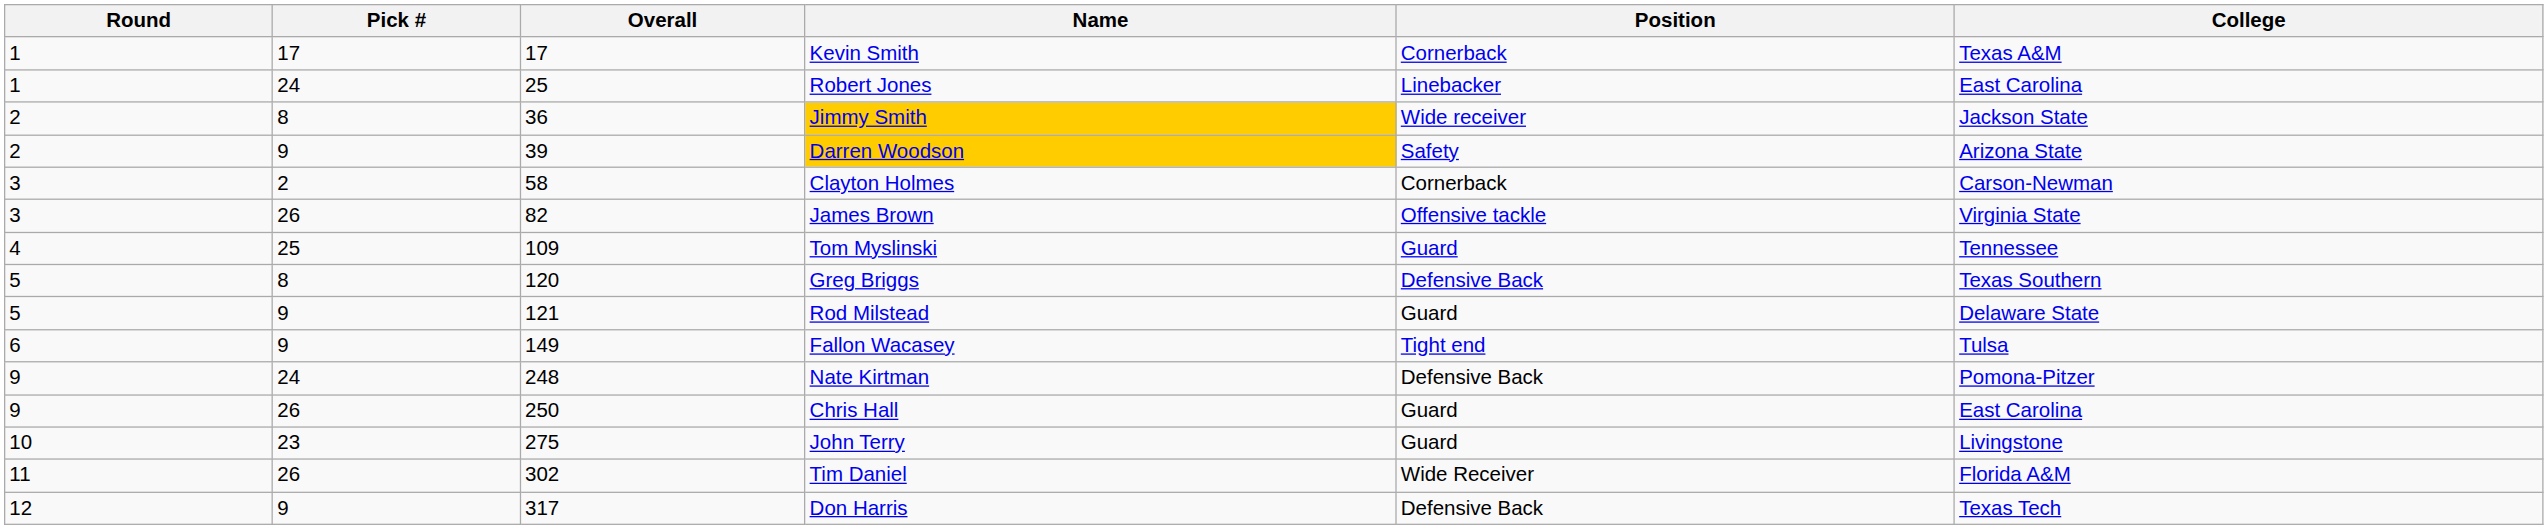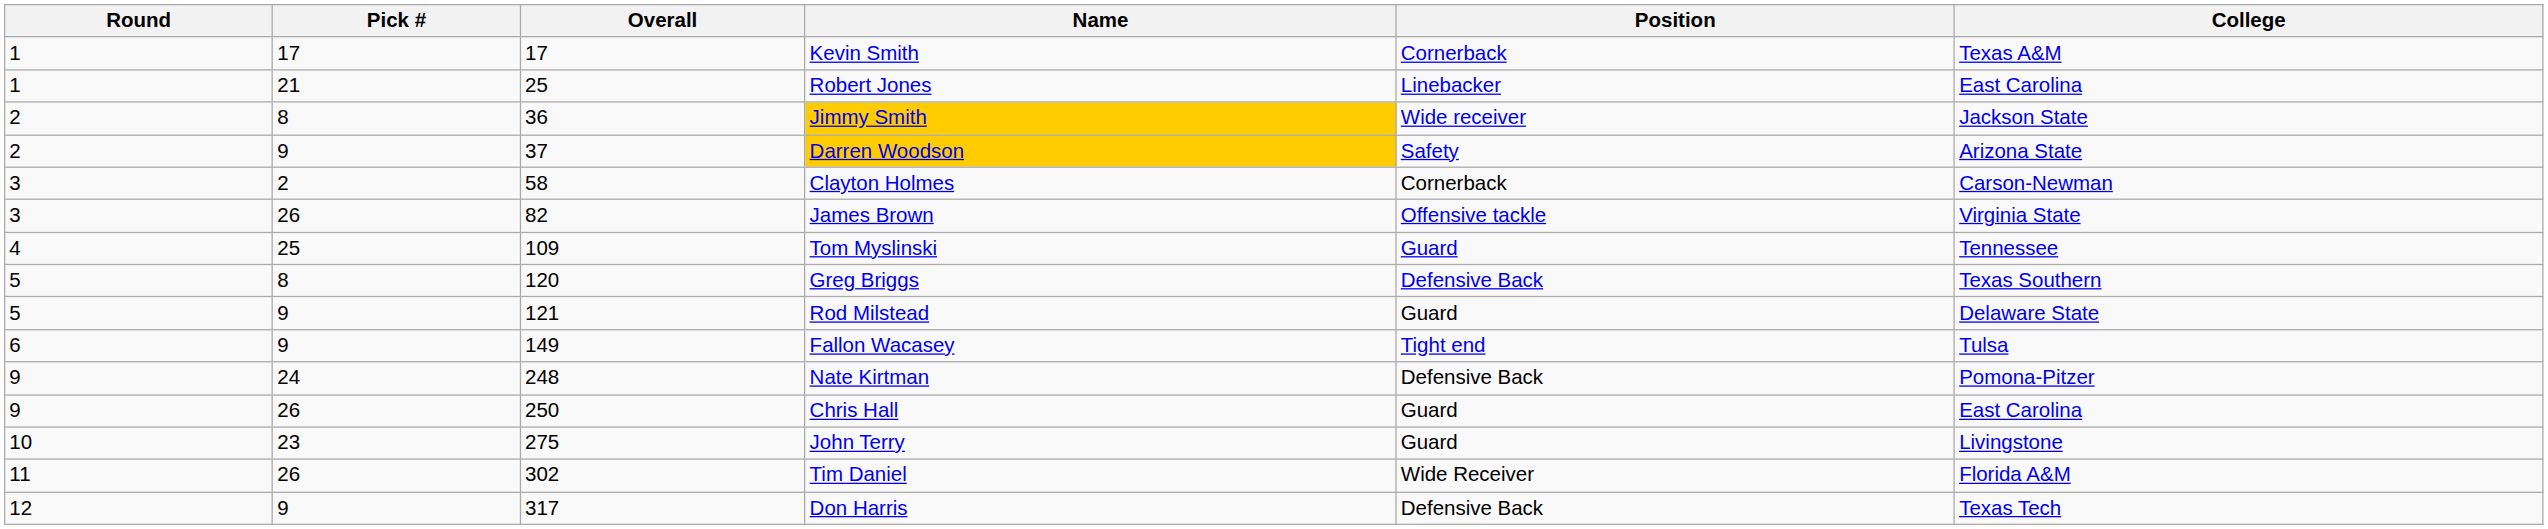(289, 85) 24 -> (289, 85) 21
(536, 150) 39 -> (536, 150) 37
